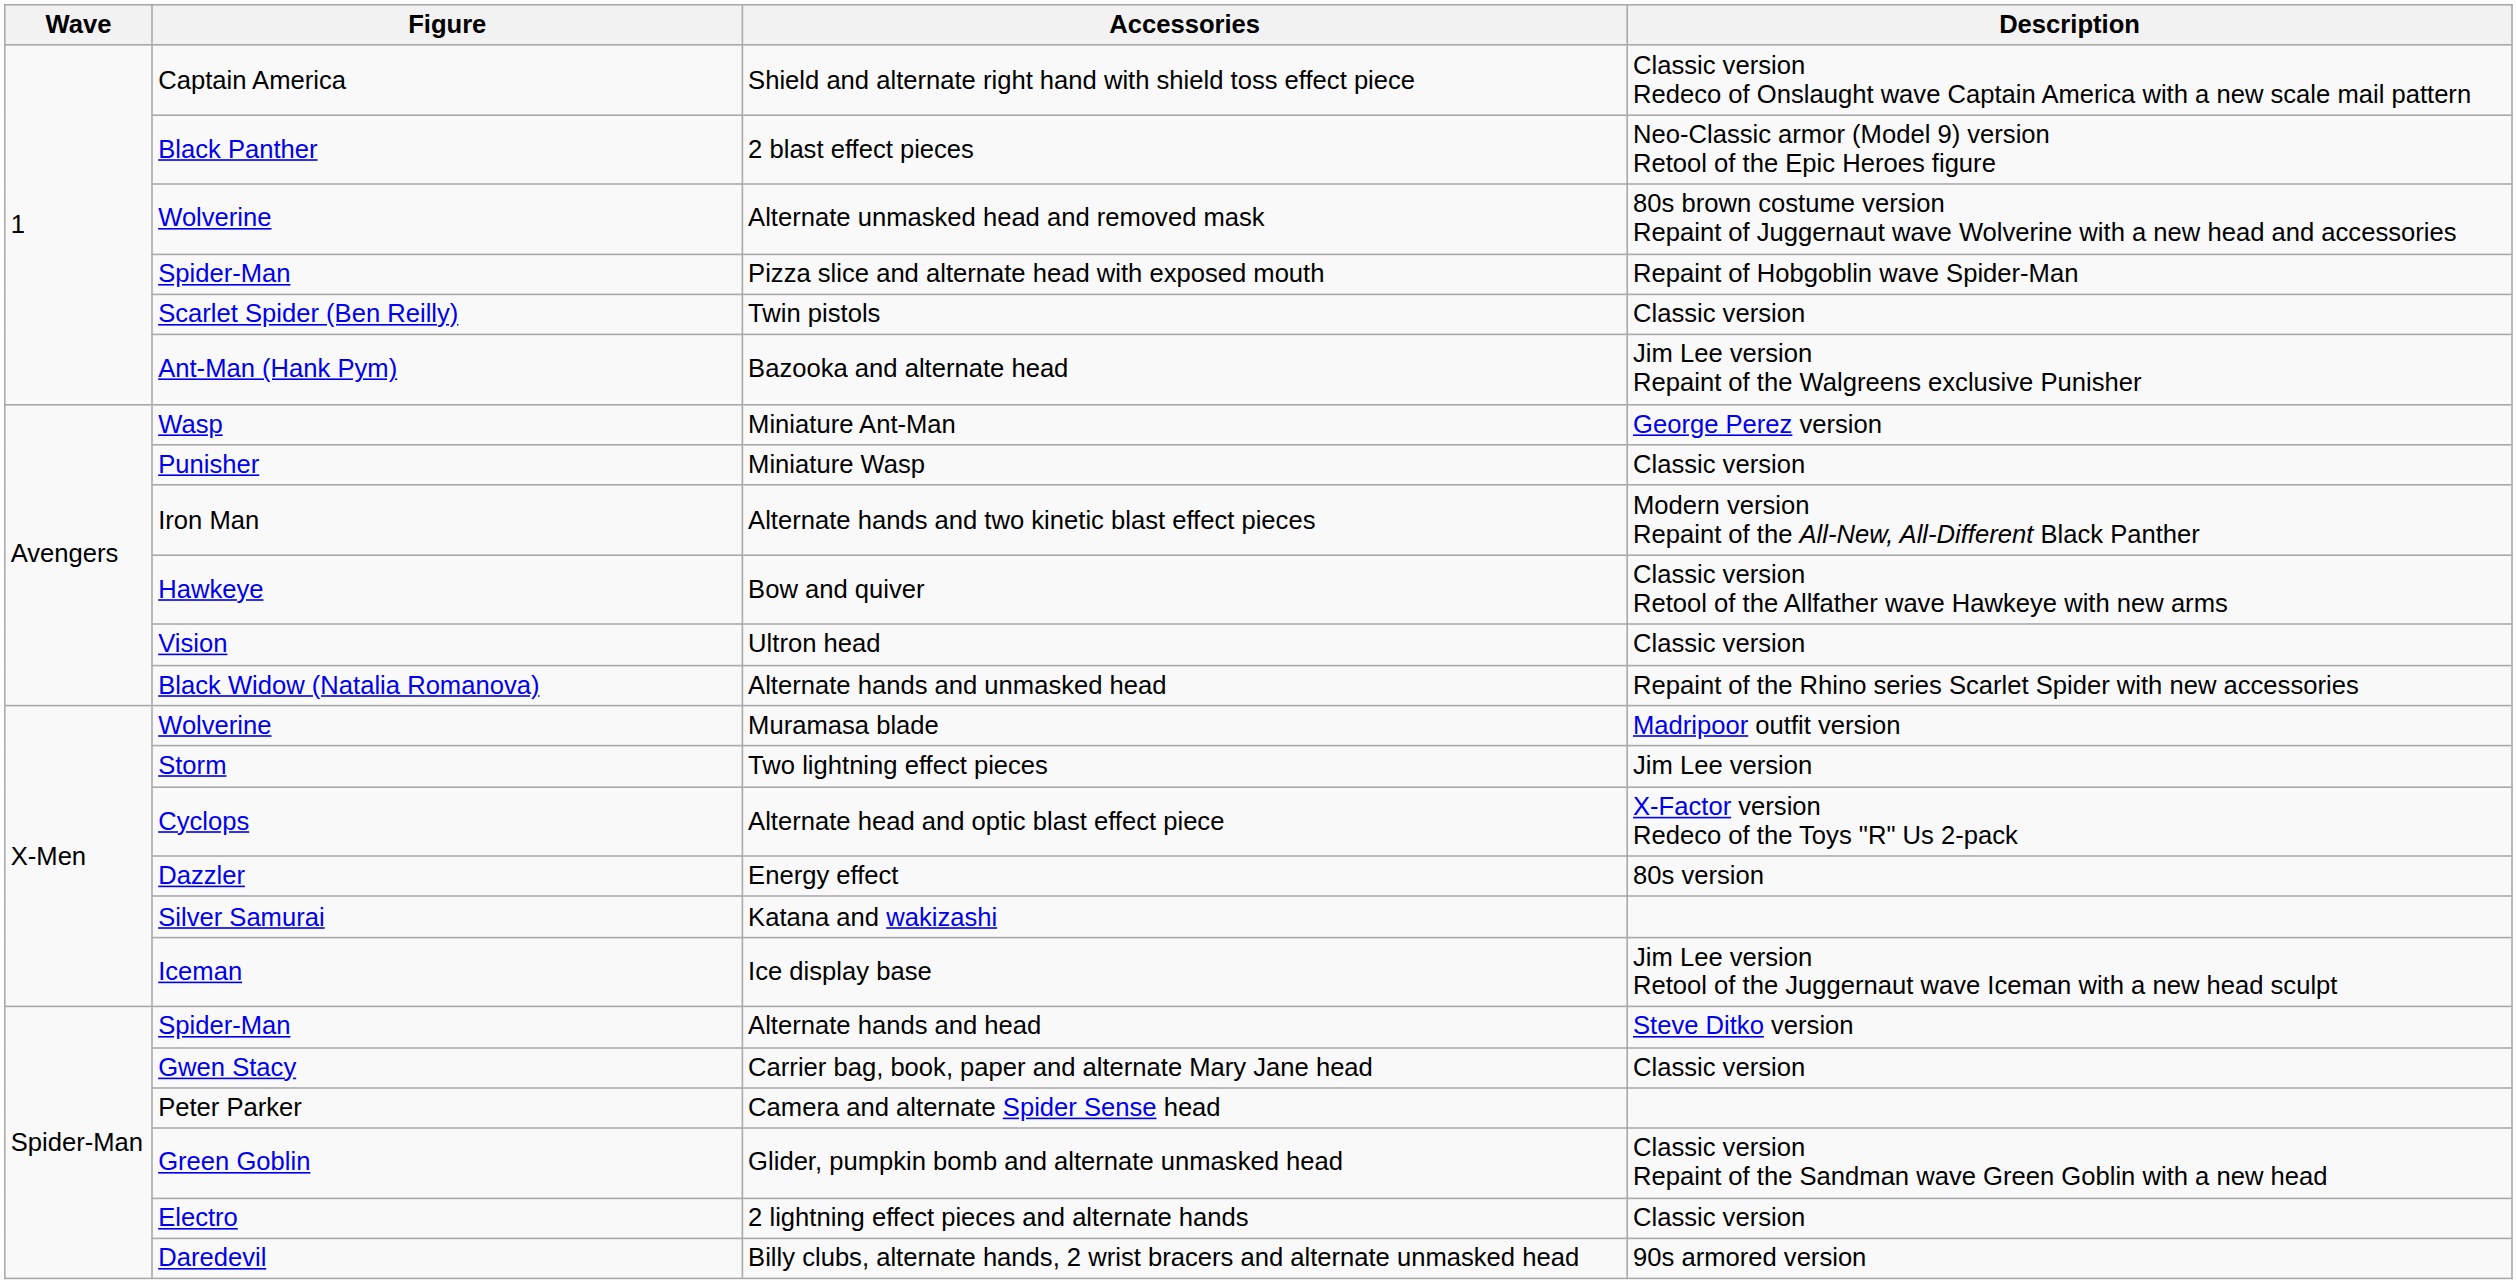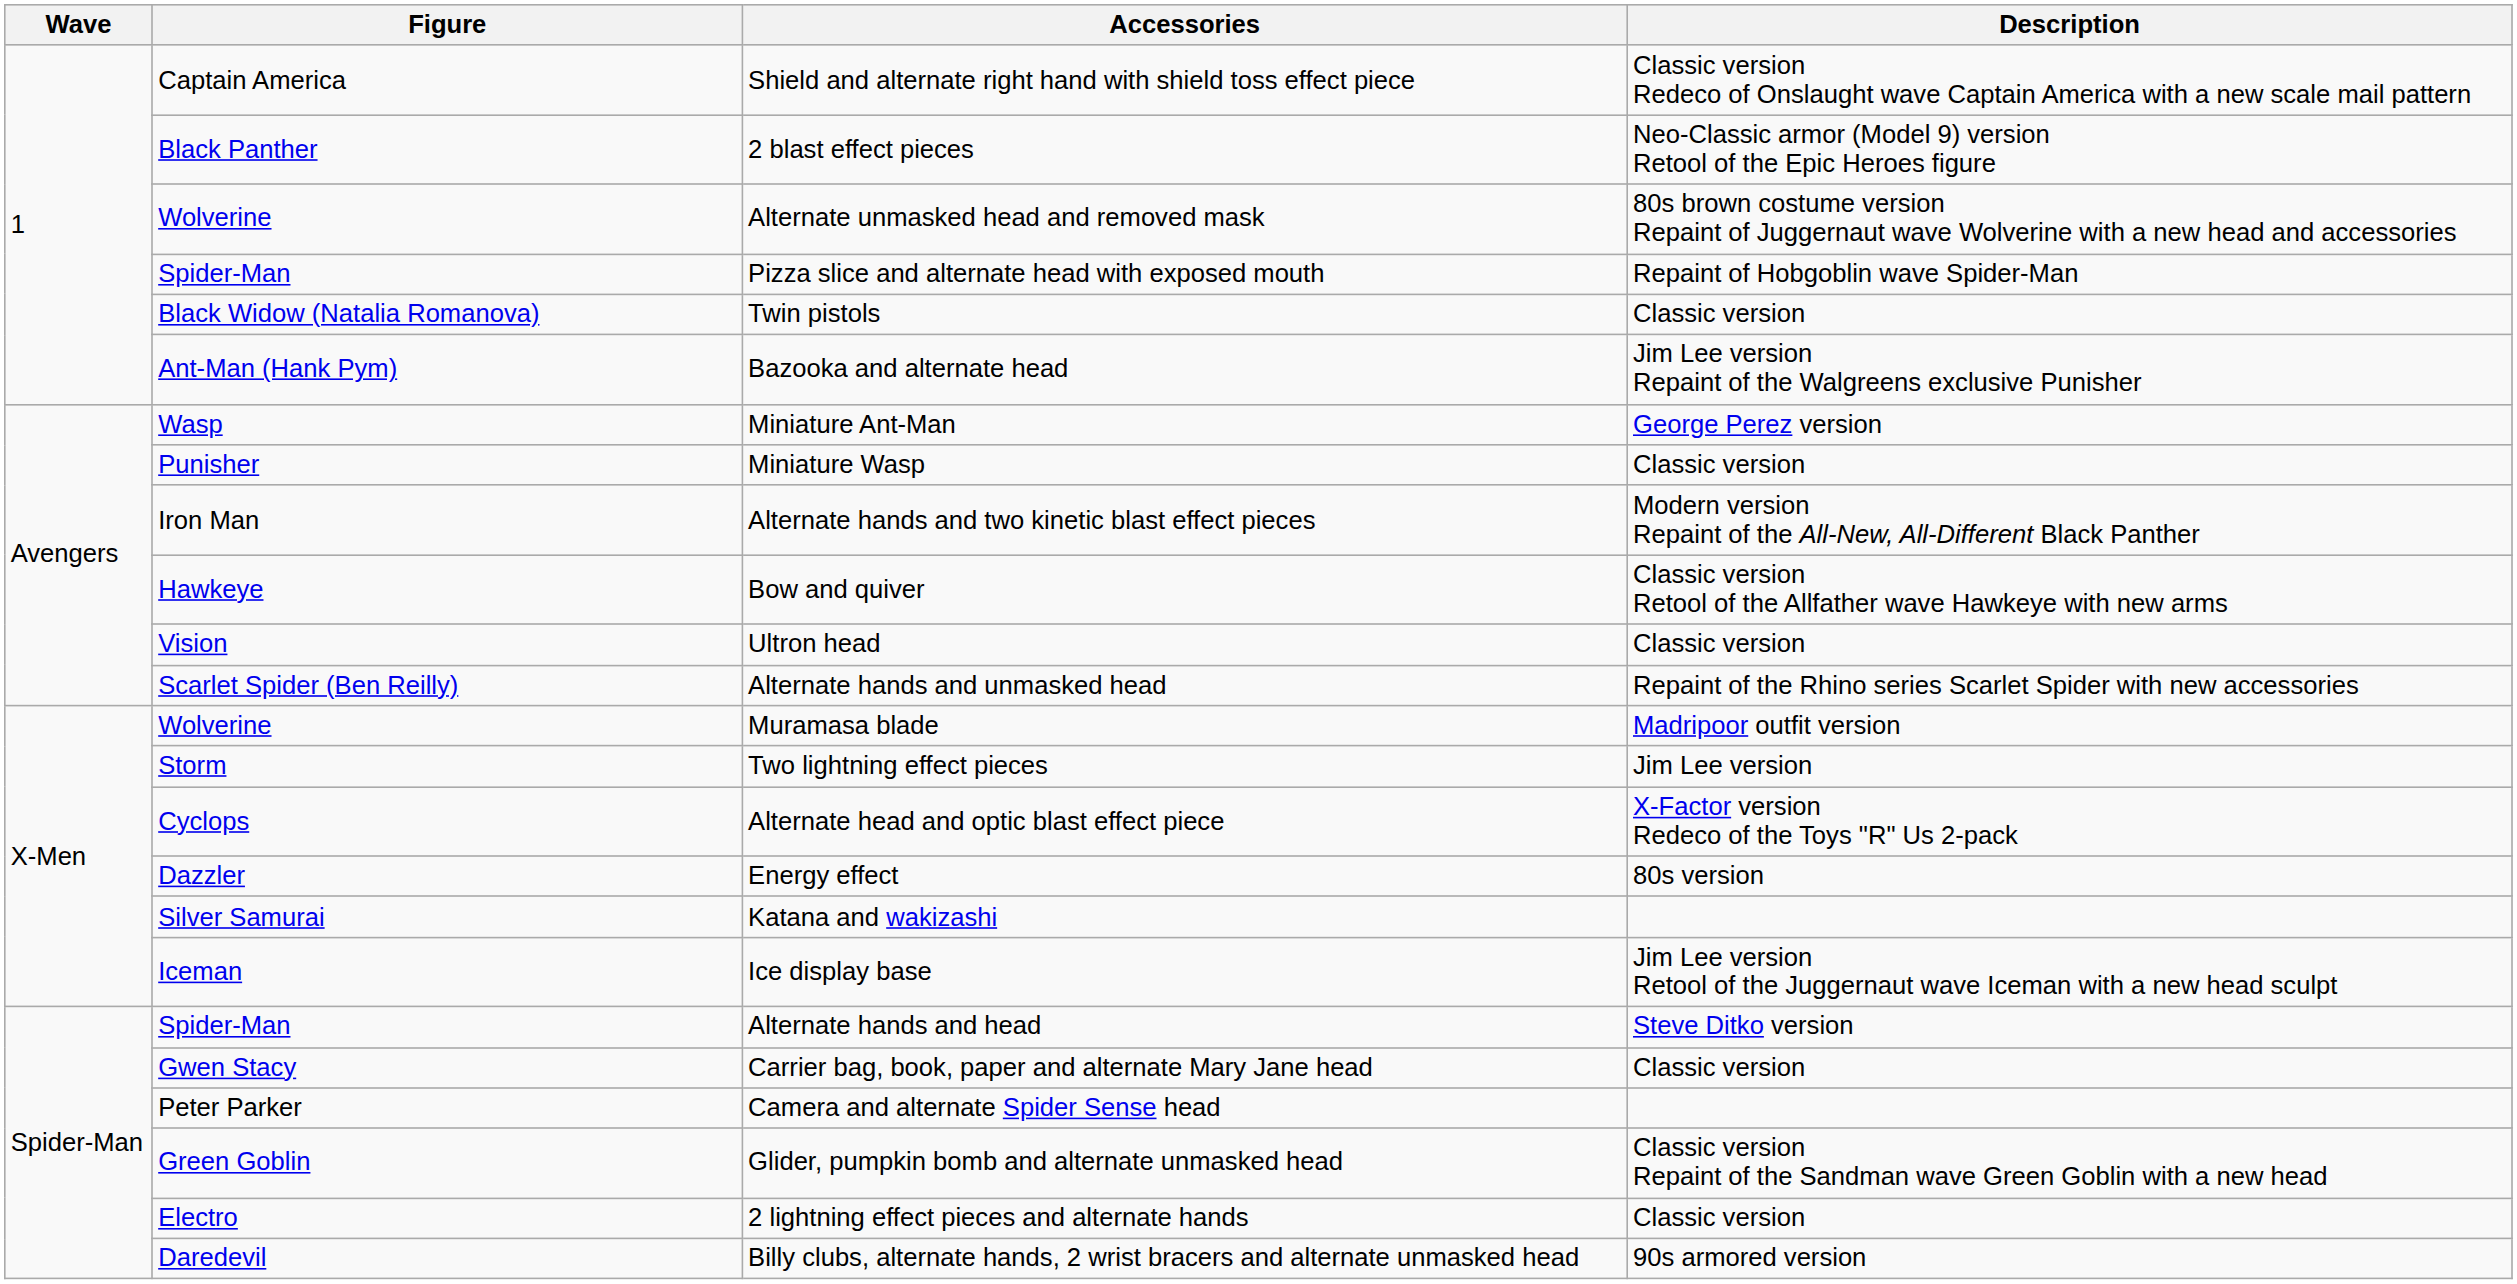(308, 314) Scarlet Spider (Ben Reilly) -> (349, 314) Black Widow (Natalia Romanova)
(349, 684) Black Widow (Natalia Romanova) -> (308, 684) Scarlet Spider (Ben Reilly)
